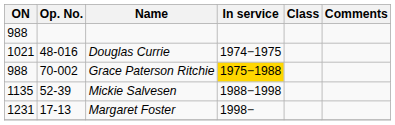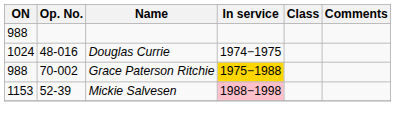(21, 52) 1021 -> (21, 52) 1024
(20, 91) 1135 -> (20, 91) 1153
(251, 91) no background -> (251, 91) pink background
- row: (55, 110)
